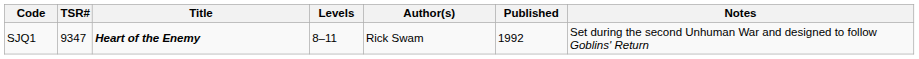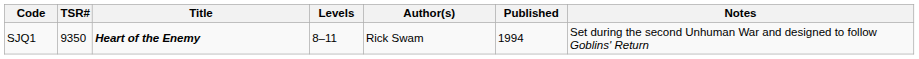(73, 38) 9347 -> (73, 38) 9350
(511, 38) 1992 -> (511, 38) 1994
